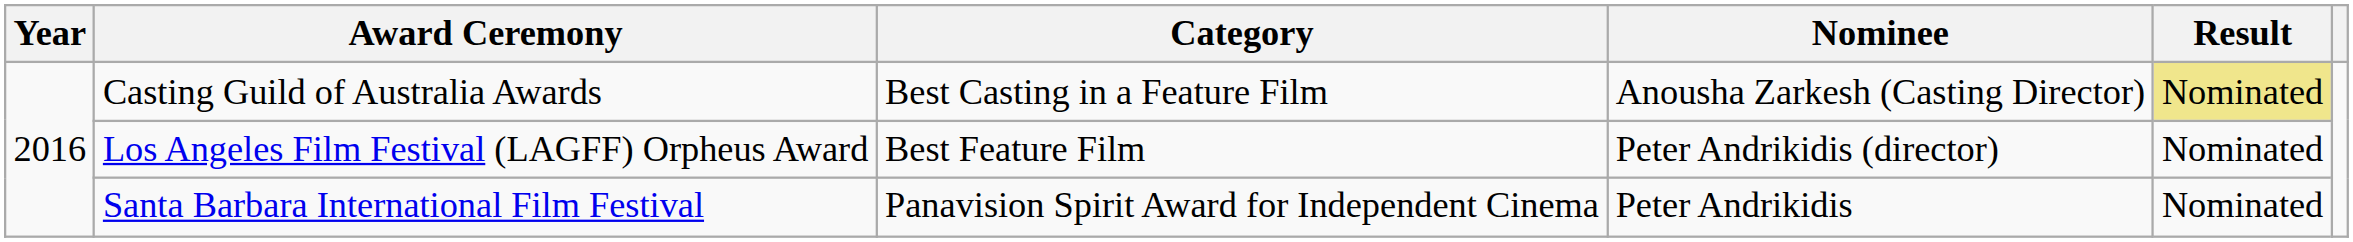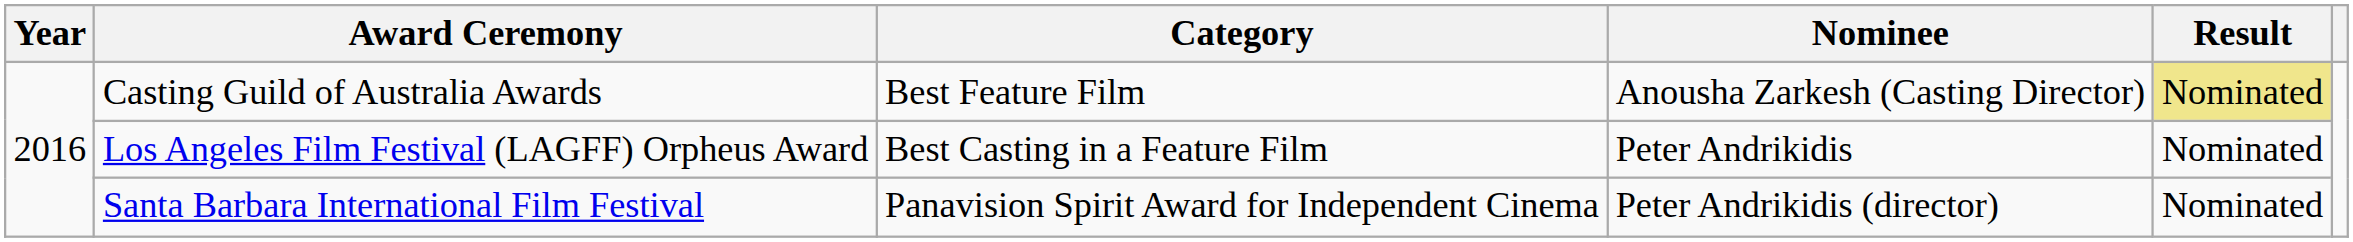(1106, 90) Best Casting in a Feature Film -> (1015, 90) Best Feature Film
(1015, 148) Best Feature Film -> (1106, 148) Best Casting in a Feature Film
(1807, 148) Peter Andrikidis (director) -> (1734, 148) Peter Andrikidis
(1734, 206) Peter Andrikidis -> (1807, 206) Peter Andrikidis (director)
